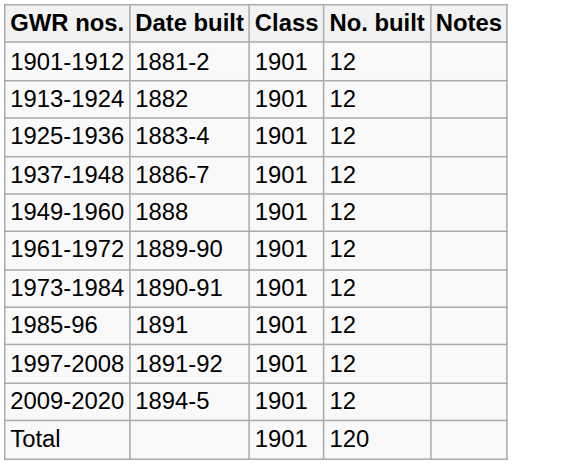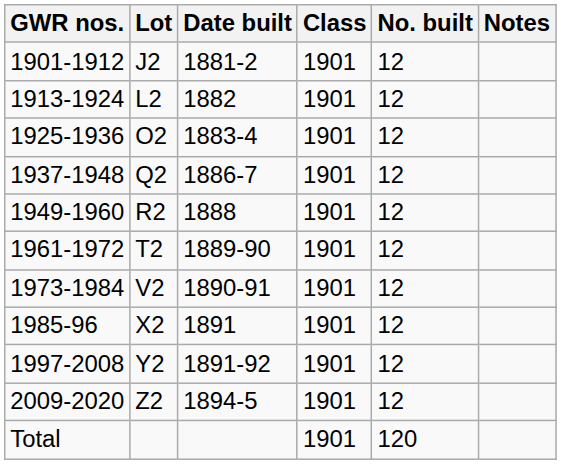+ column: (154, 23)
